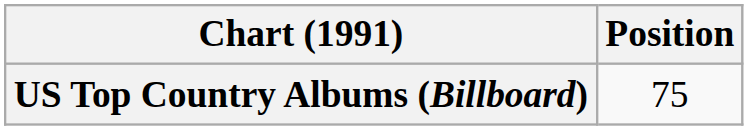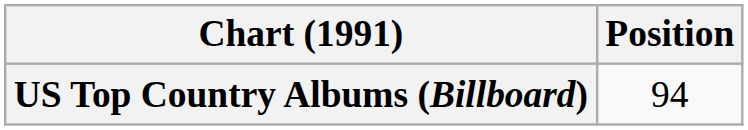(670, 93) 75 -> (670, 93) 94
